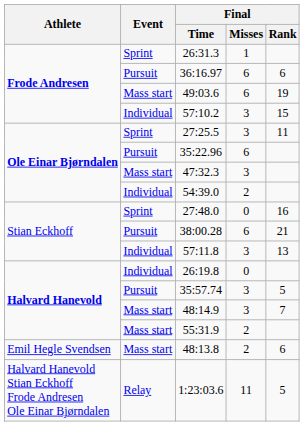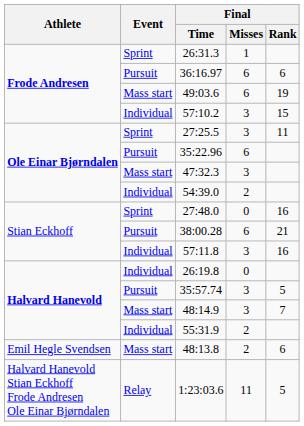(283, 251) 13 -> (283, 251) 16
(148, 330) Mass start -> (148, 330) Individual
